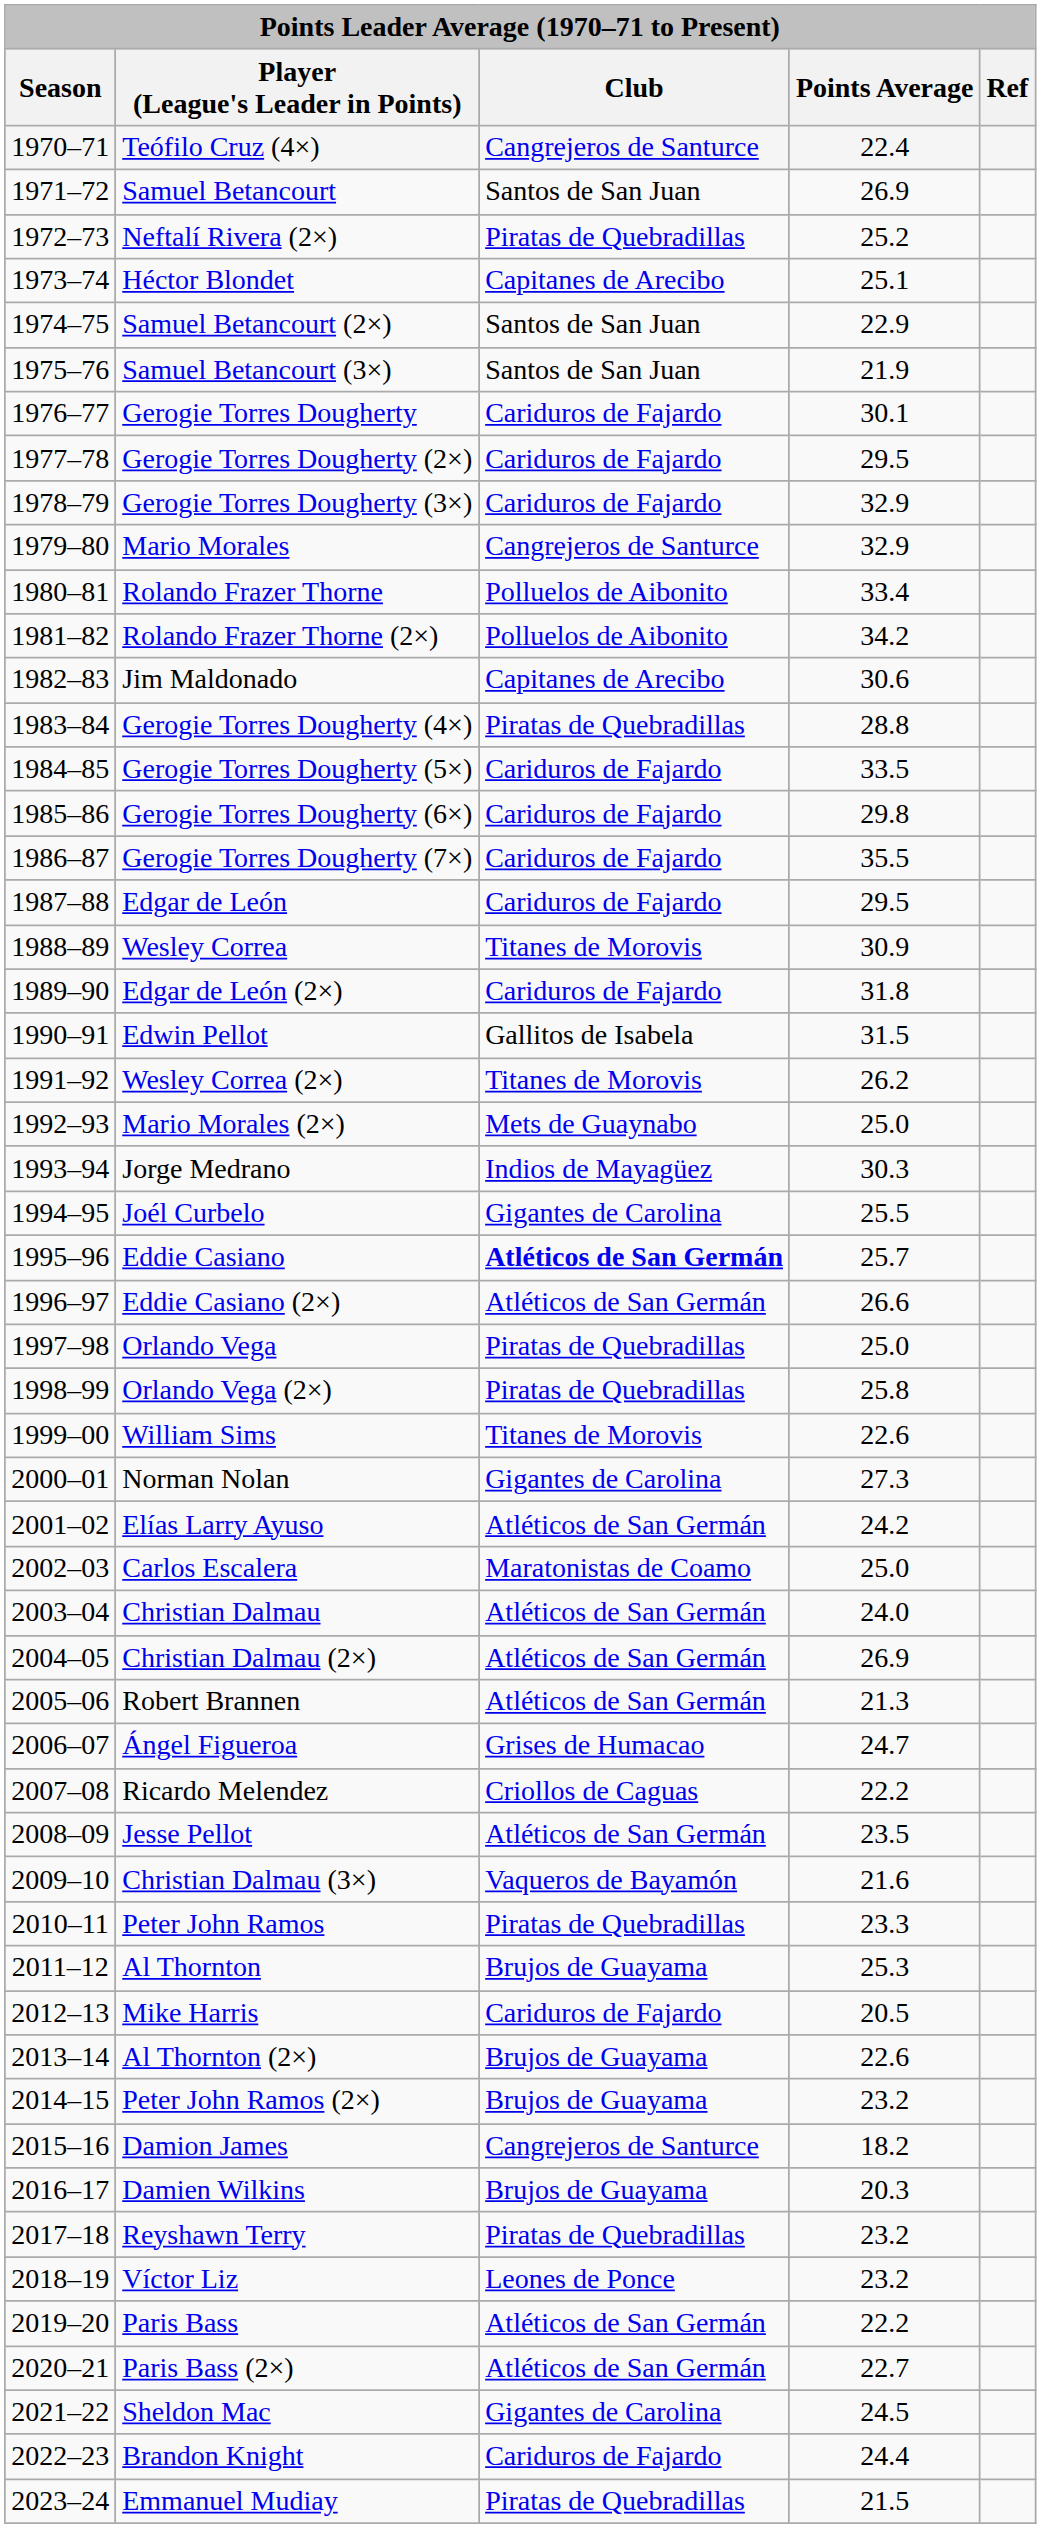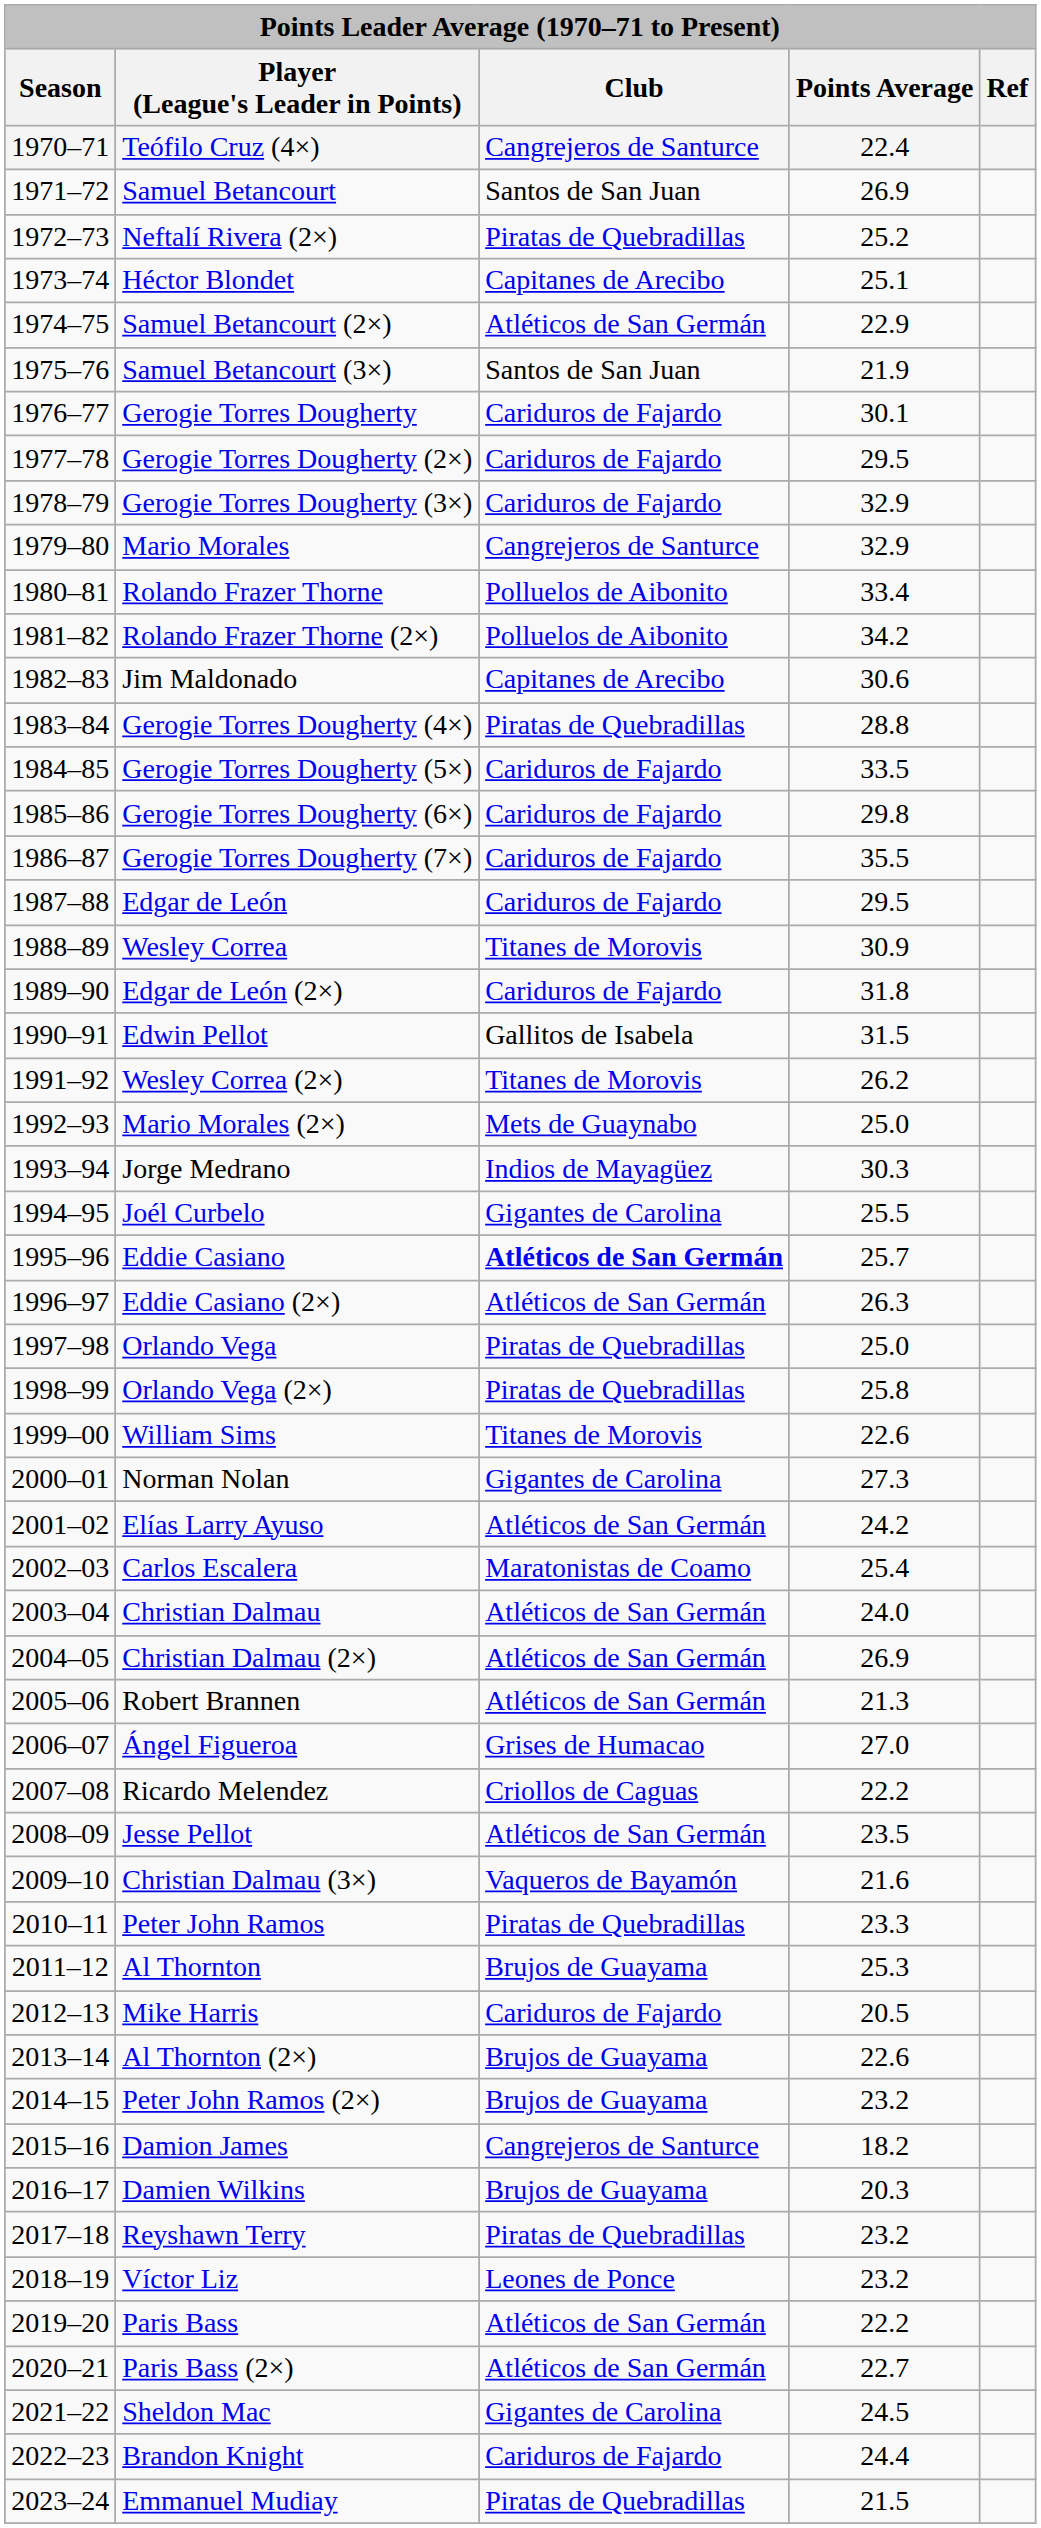(593, 324) Santos de San Juan -> (625, 324) Atléticos de San Germán
(885, 1301) 26.6 -> (885, 1301) 26.3
(885, 1568) 25.0 -> (885, 1568) 25.4
(885, 1745) 24.7 -> (885, 1745) 27.0
